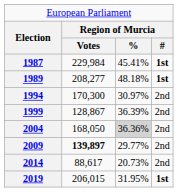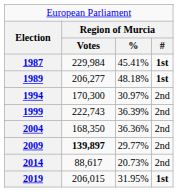(88, 79) 208,277 -> (88, 79) 206,277
(88, 112) 128,867 -> (88, 112) 222,743
(88, 129) 168,050 -> (88, 129) 168,350
(133, 129) lightgrey background -> (133, 129) no background
